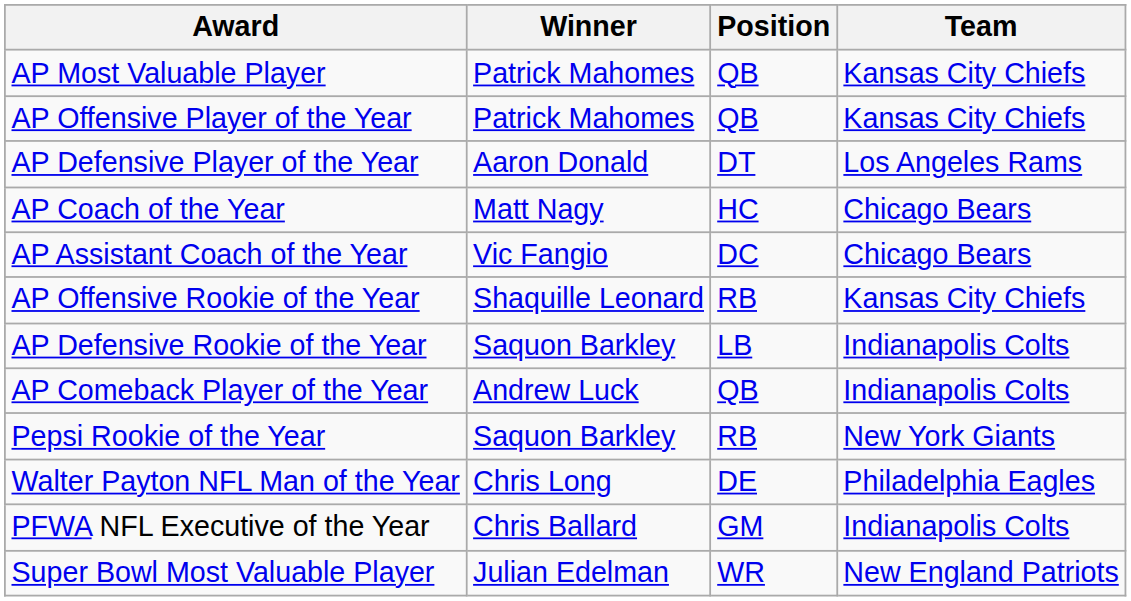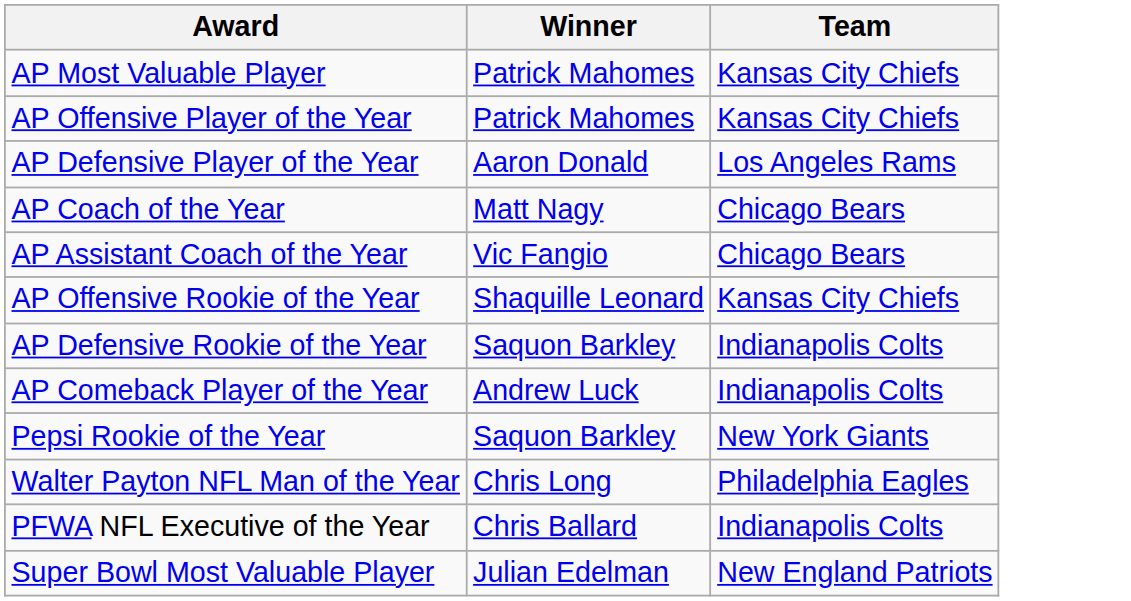- column: (774, 27)
